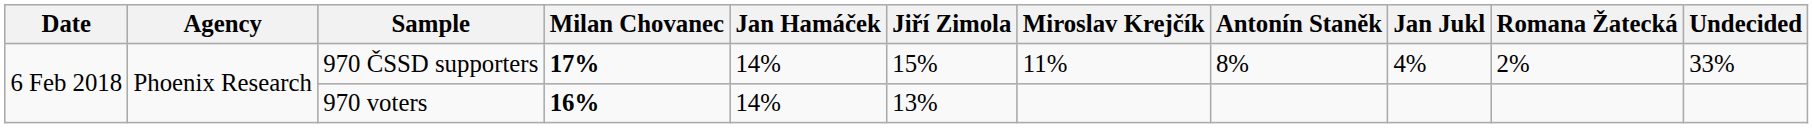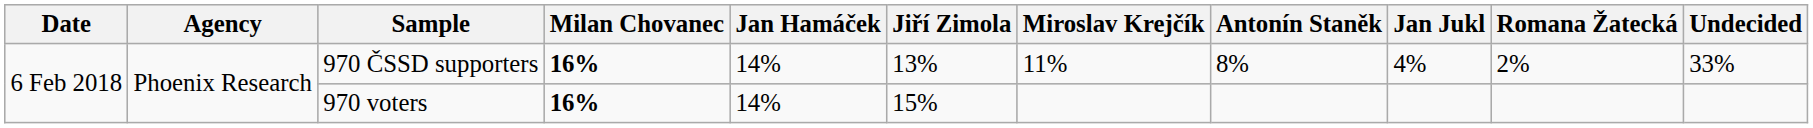(575, 63) 17% -> (575, 63) 16%
(915, 63) 15% -> (915, 63) 13%
(915, 102) 13% -> (915, 102) 15%
